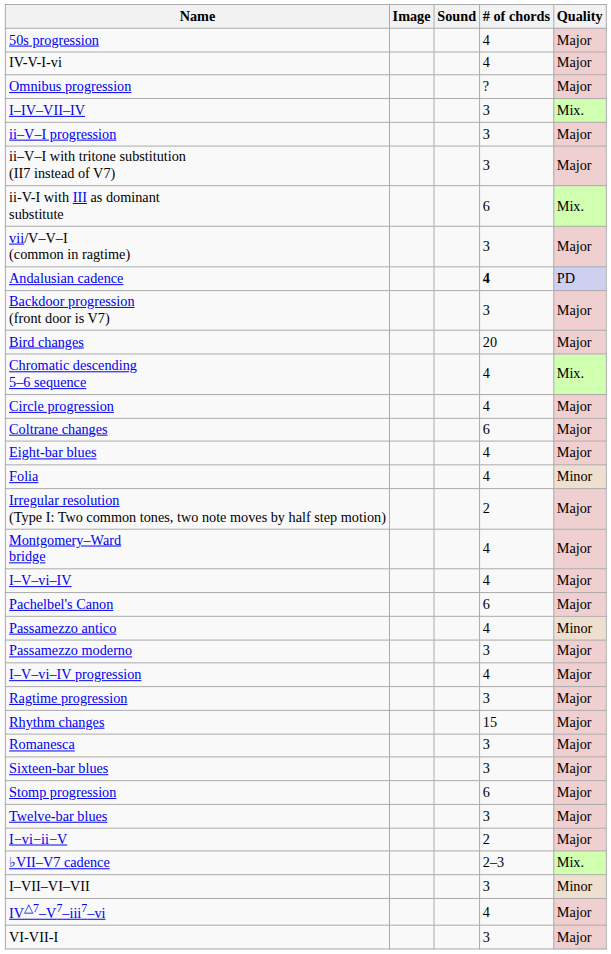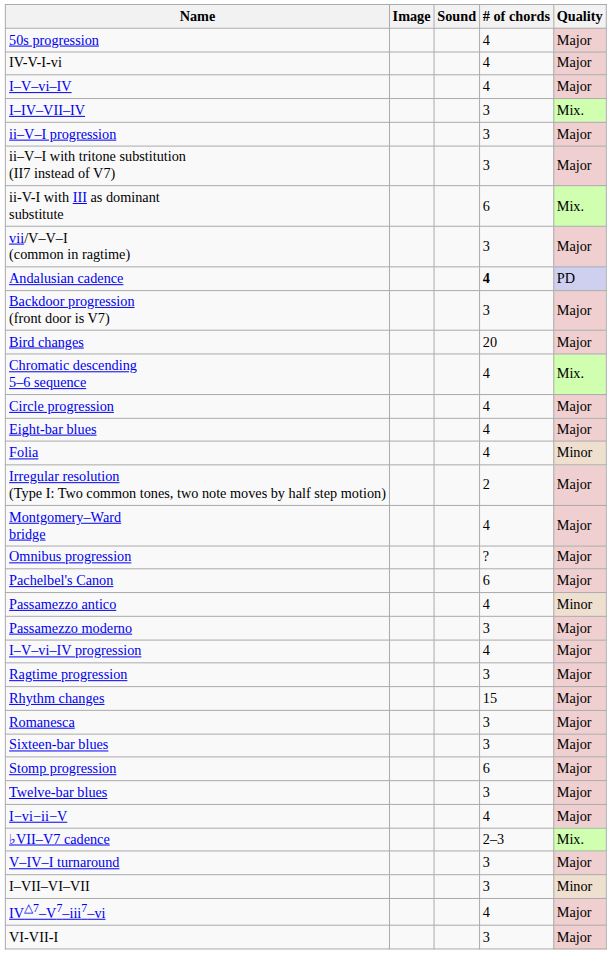rows swapped: (40, 580) <-> (70, 86)
- row: (58, 429)
(486, 839) 2 -> (486, 815) 4
+ row: (64, 862)
